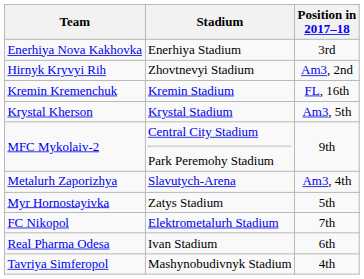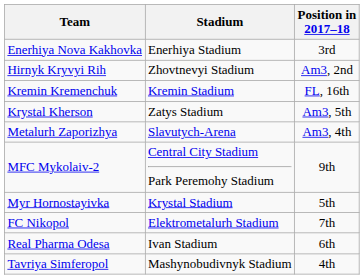(190, 111) Krystal Stadium -> (186, 111) Zatys Stadium
rows swapped: (62, 181) <-> (53, 146)
(186, 202) Zatys Stadium -> (190, 202) Krystal Stadium
